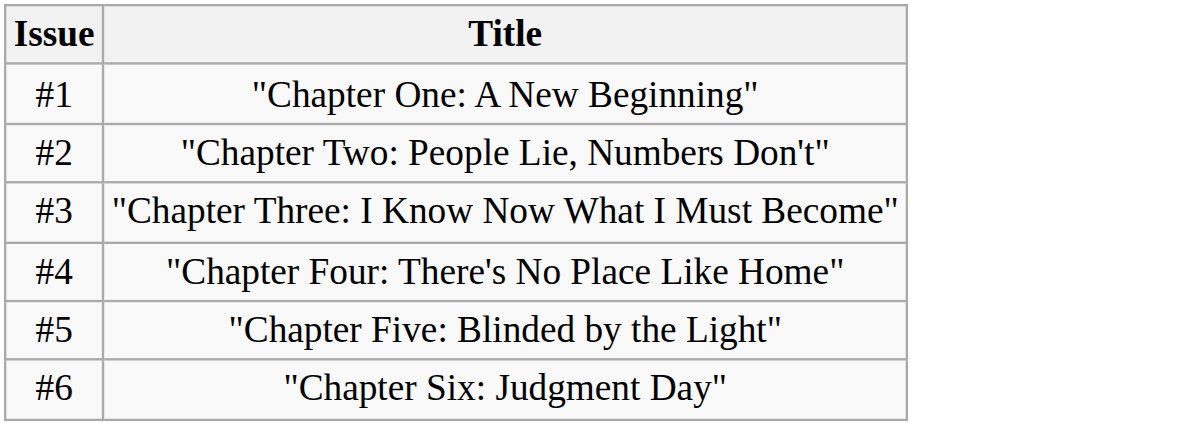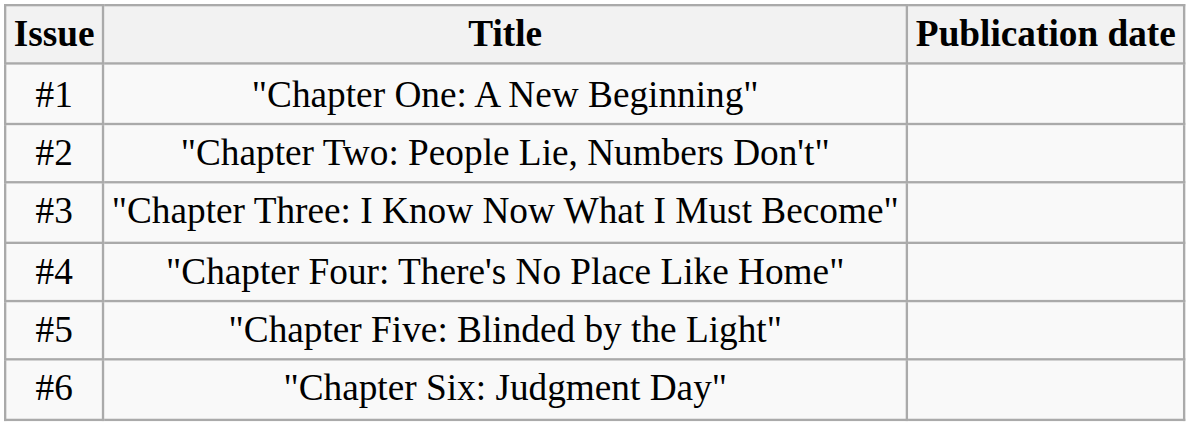+ column: (1046, 34)
